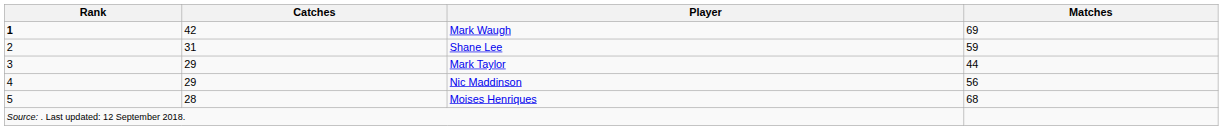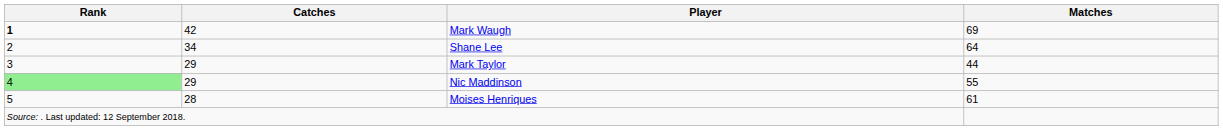(190, 47) 31 -> (190, 47) 34
(972, 47) 59 -> (972, 47) 64
(10, 82) no background -> (10, 82) lightgreen background
(972, 82) 56 -> (972, 82) 55
(972, 99) 68 -> (972, 99) 61
